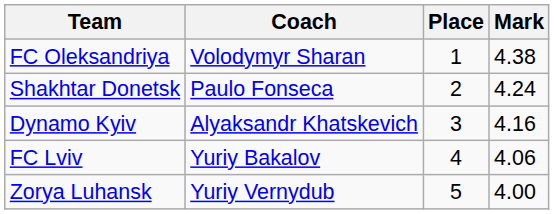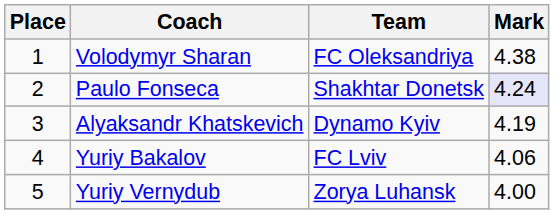columns swapped: (456, 22) <-> (95, 22)
(515, 90) no background -> (515, 90) lavender background
(515, 124) 4.16 -> (515, 124) 4.19
